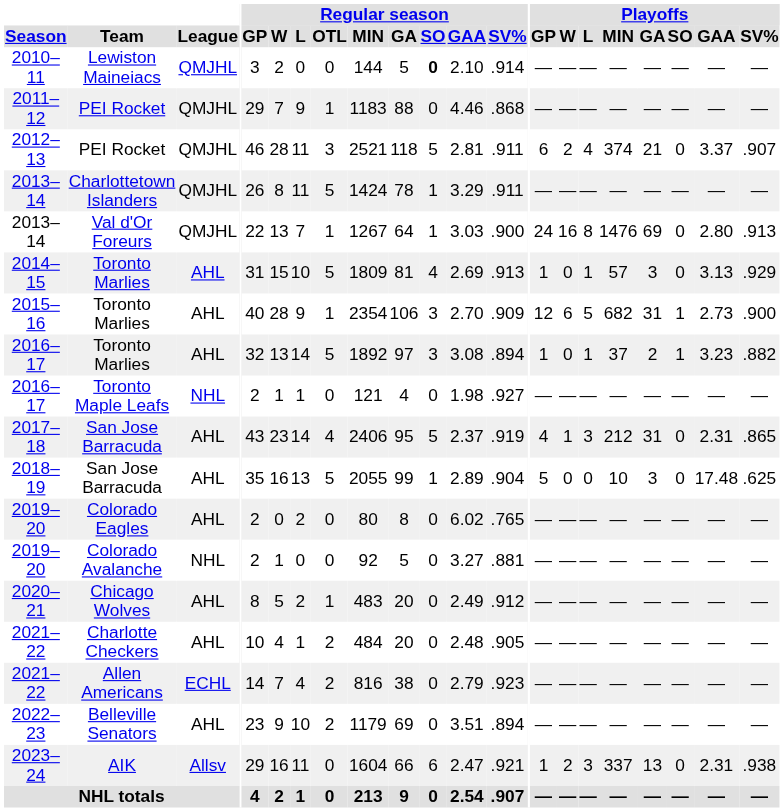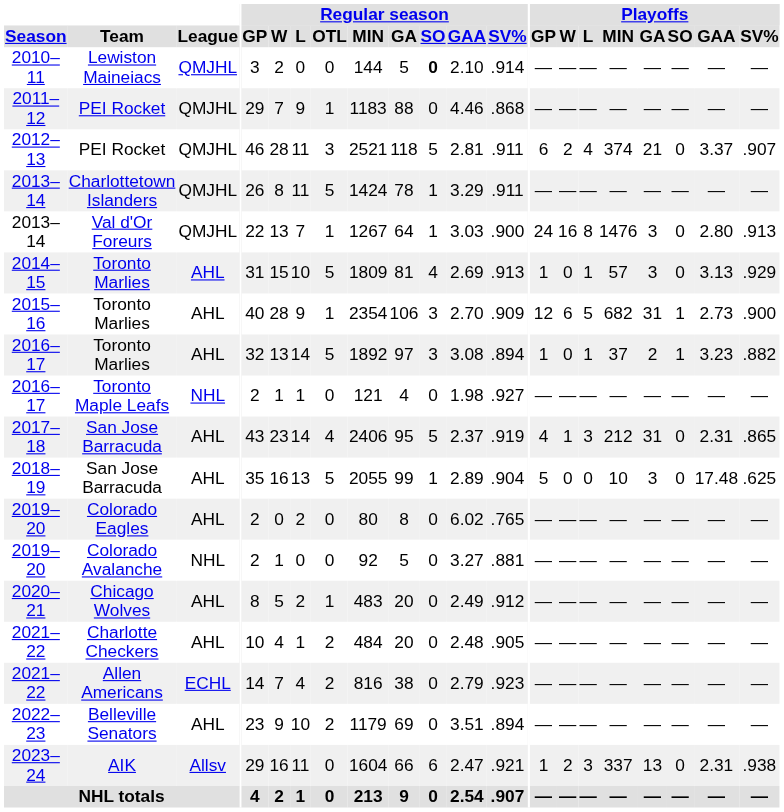(652, 231) 69 -> (652, 231) 3
